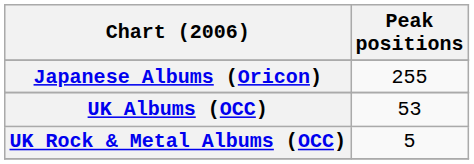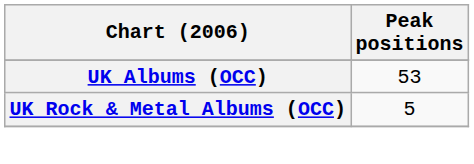- row: (178, 77)
